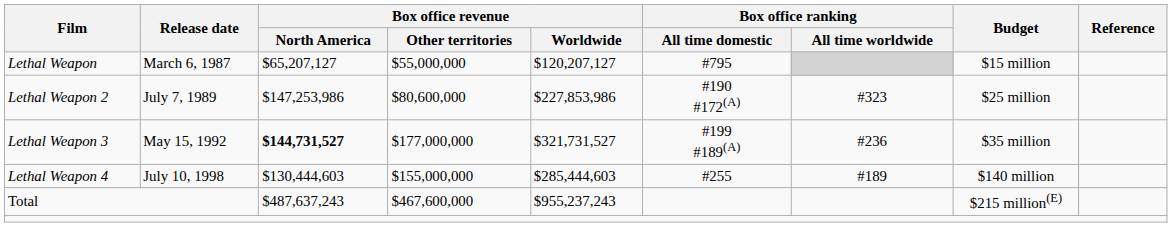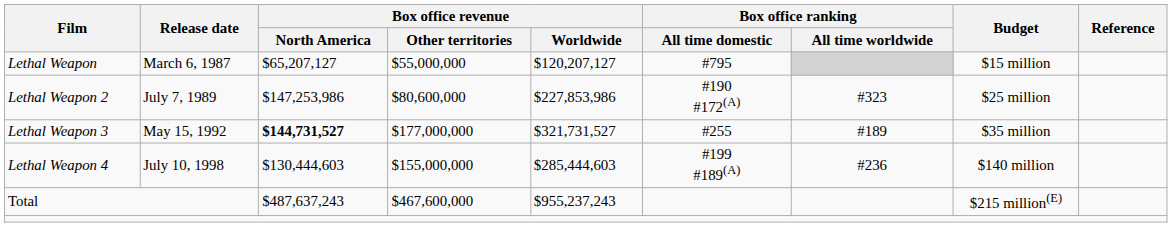(717, 141) #199 #189(A) -> (717, 131) #255
(872, 141) #236 -> (872, 131) #189
(717, 175) #255 -> (717, 165) #199 #189(A)
(872, 175) #189 -> (872, 165) #236
